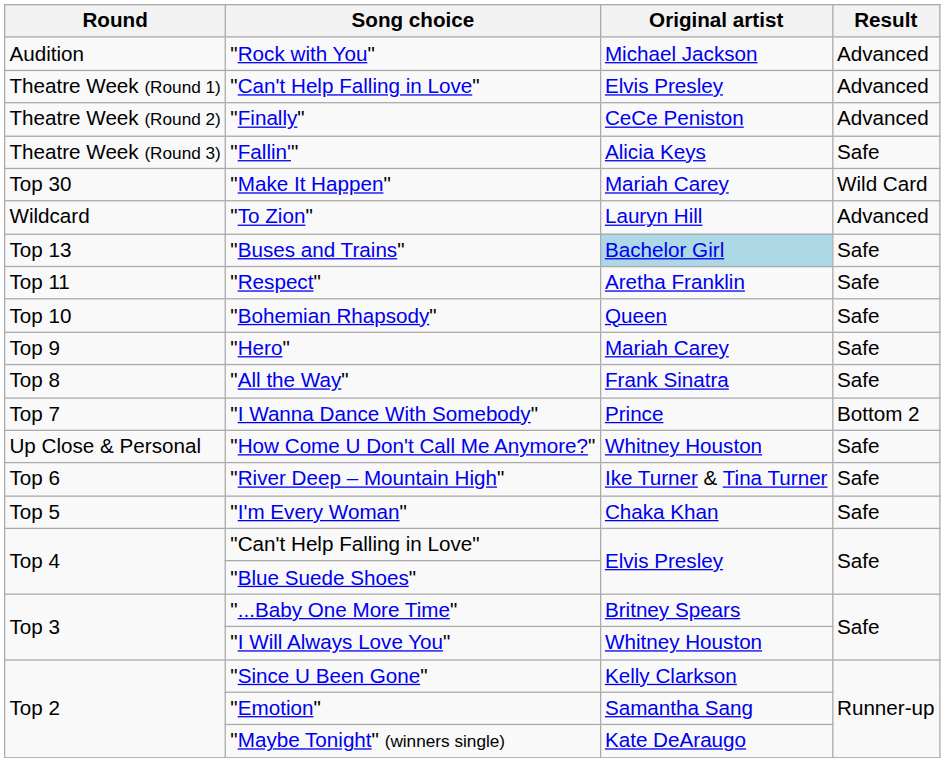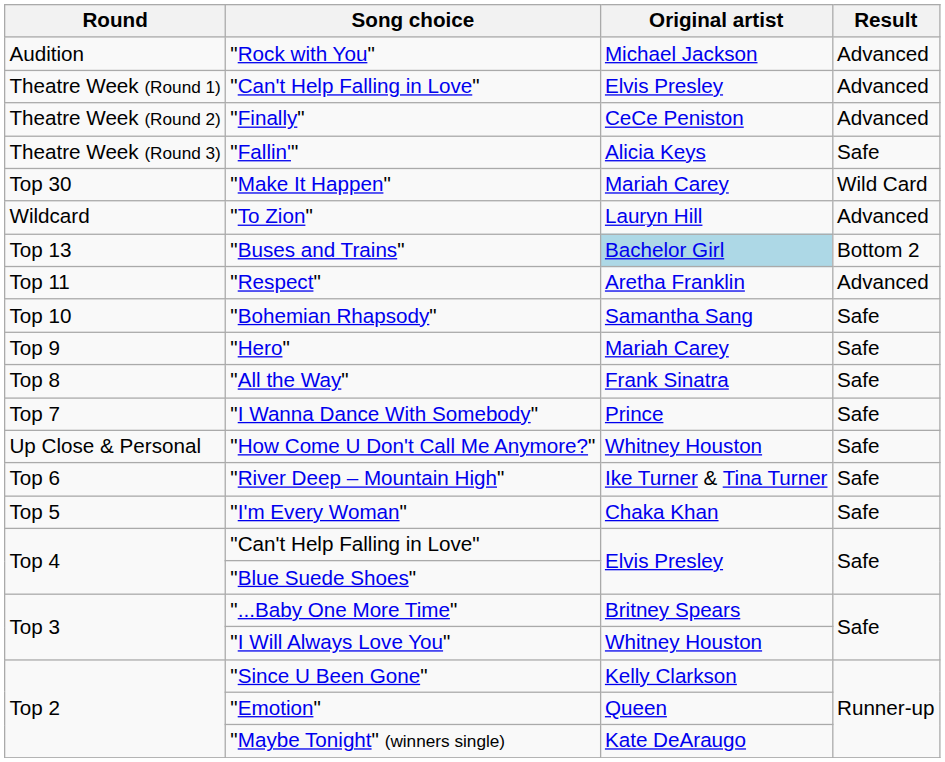(858, 250) Safe -> (878, 250) Bottom 2
(858, 282) Safe -> (883, 282) Advanced
(636, 315) Queen -> (679, 315) Samantha Sang
(878, 413) Bottom 2 -> (858, 413) Safe
(679, 708) Samantha Sang -> (636, 708) Queen
